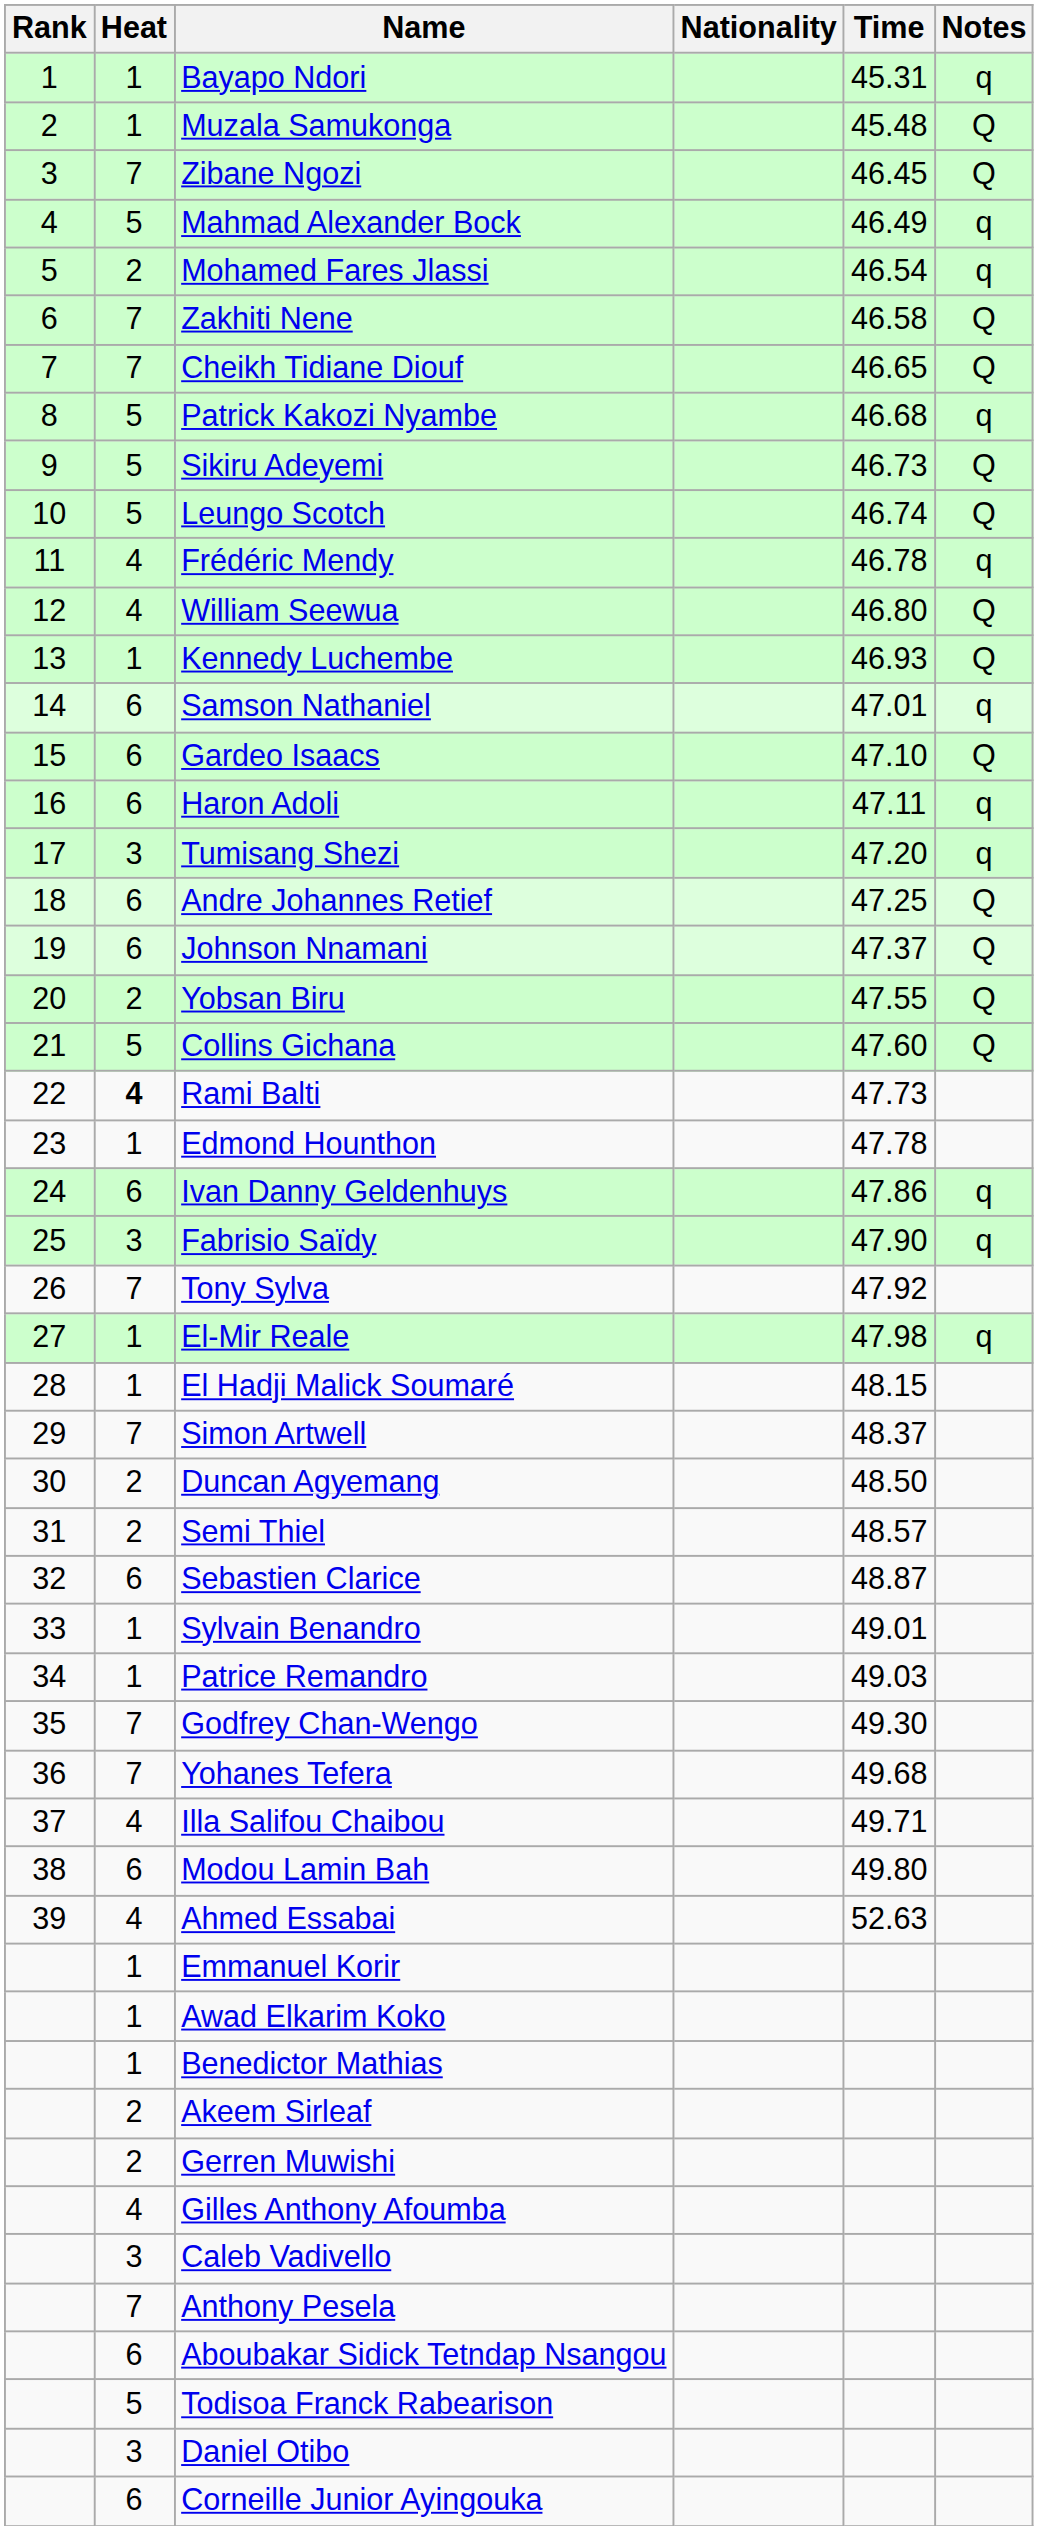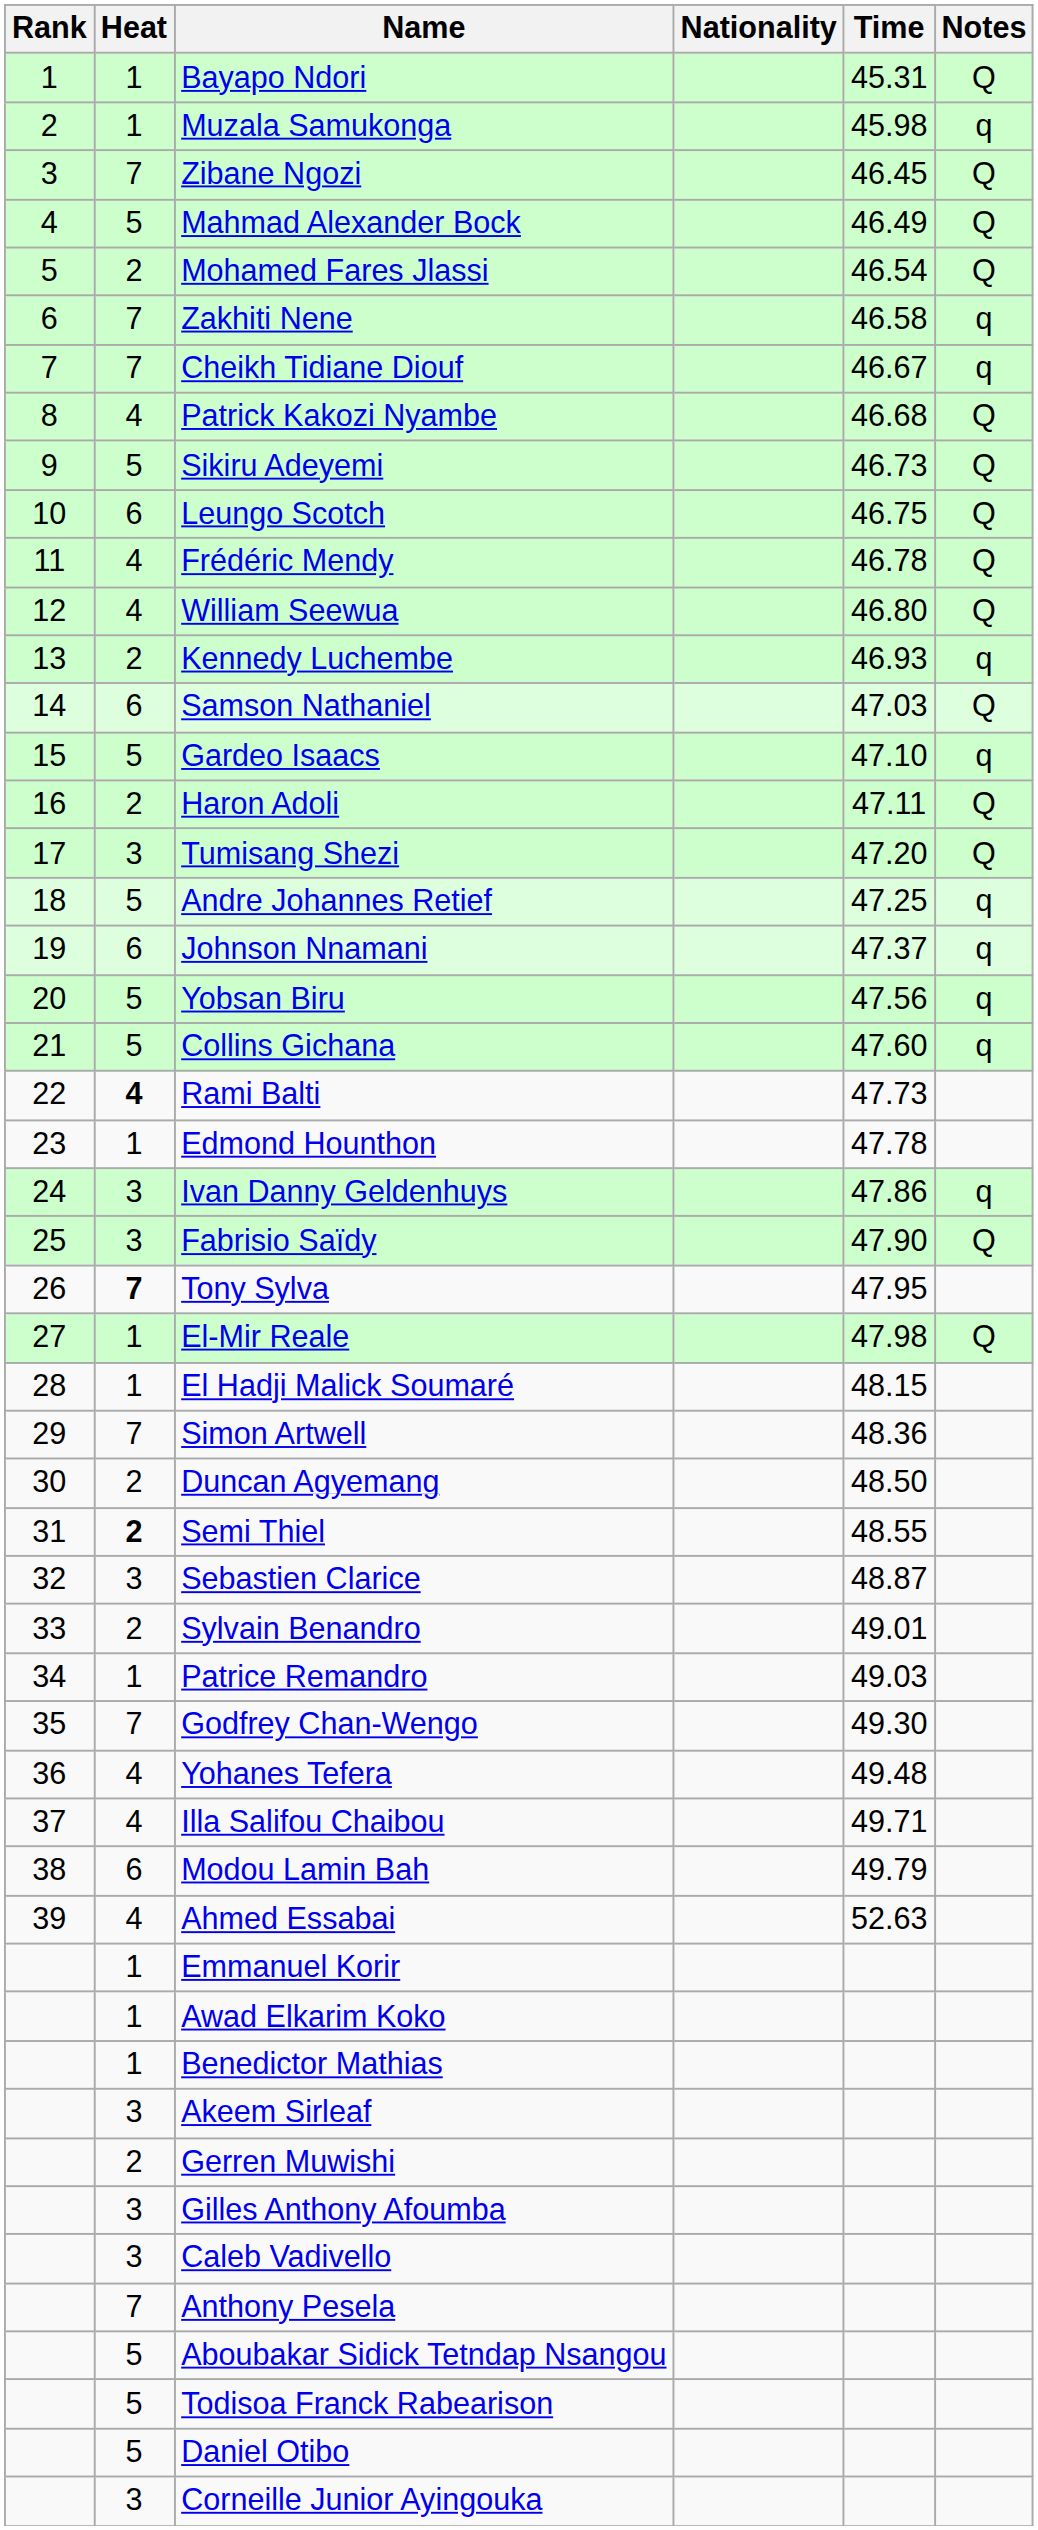(984, 77) q -> (984, 77) Q
(889, 125) 45.48 -> (889, 125) 45.98
(984, 125) Q -> (984, 125) q
(984, 222) q -> (984, 222) Q
(984, 271) q -> (984, 271) Q
(984, 319) Q -> (984, 319) q
(889, 367) 46.65 -> (889, 367) 46.67
(984, 367) Q -> (984, 367) q
(134, 416) 5 -> (134, 416) 4
(984, 416) q -> (984, 416) Q
(134, 513) 5 -> (134, 513) 6
(889, 513) 46.74 -> (889, 513) 46.75
(984, 561) q -> (984, 561) Q
(134, 658) 1 -> (134, 658) 2
(984, 658) Q -> (984, 658) q
(889, 707) 47.01 -> (889, 707) 47.03
(984, 707) q -> (984, 707) Q
(134, 755) 6 -> (134, 755) 5
(984, 755) Q -> (984, 755) q
(134, 804) 6 -> (134, 804) 2
(984, 804) q -> (984, 804) Q
(984, 852) q -> (984, 852) Q
(134, 901) 6 -> (134, 901) 5
(984, 901) Q -> (984, 901) q
(984, 949) Q -> (984, 949) q
(134, 998) 2 -> (134, 998) 5
(889, 998) 47.55 -> (889, 998) 47.56
(984, 998) Q -> (984, 998) q
(984, 1046) Q -> (984, 1046) q
(134, 1191) 6 -> (134, 1191) 3
(984, 1240) q -> (984, 1240) Q
(134, 1288) normal -> (134, 1288) bold
(889, 1288) 47.92 -> (889, 1288) 47.95
(984, 1337) q -> (984, 1337) Q
(889, 1434) 48.37 -> (889, 1434) 48.36
(134, 1531) normal -> (134, 1531) bold
(889, 1531) 48.57 -> (889, 1531) 48.55
(134, 1579) 6 -> (134, 1579) 3
(134, 1628) 1 -> (134, 1628) 2
(134, 1773) 7 -> (134, 1773) 4
(889, 1773) 49.68 -> (889, 1773) 49.48
(889, 1870) 49.80 -> (889, 1870) 49.79
(134, 2112) 2 -> (134, 2112) 3
(134, 2209) 4 -> (134, 2209) 3
(134, 2355) 6 -> (134, 2355) 5
(134, 2452) 3 -> (134, 2452) 5
(134, 2500) 6 -> (134, 2500) 3
